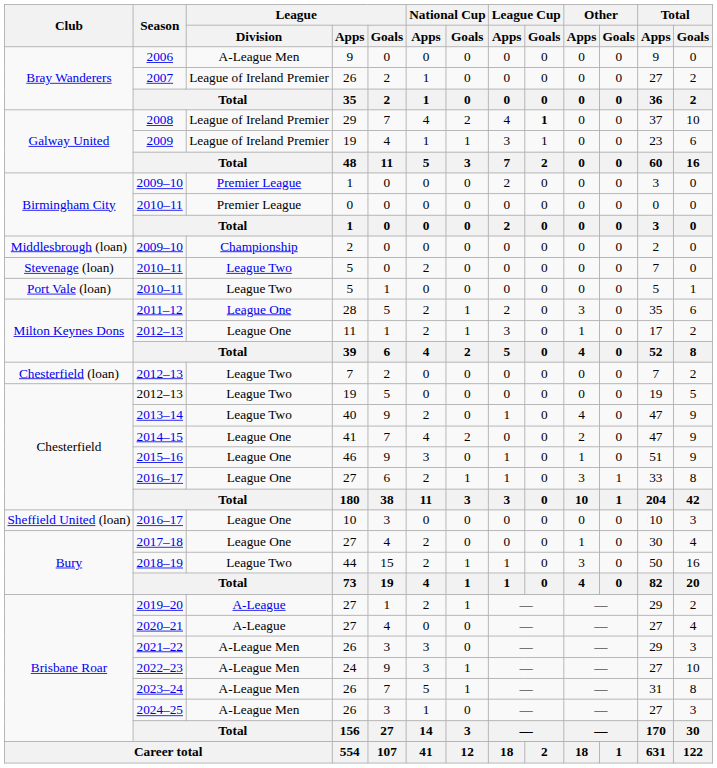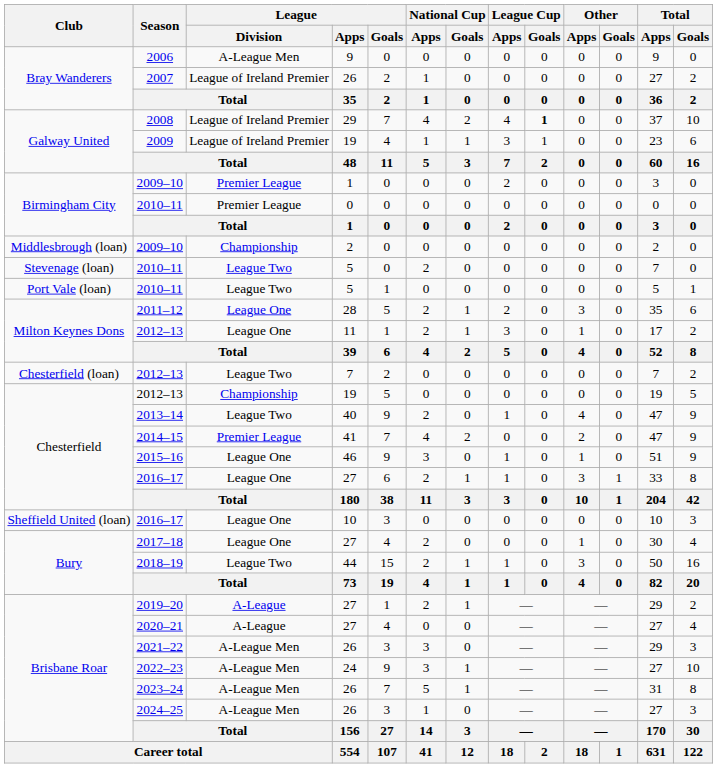(259, 394) League Two -> (259, 394) Championship
(259, 436) League One -> (259, 436) Premier League
